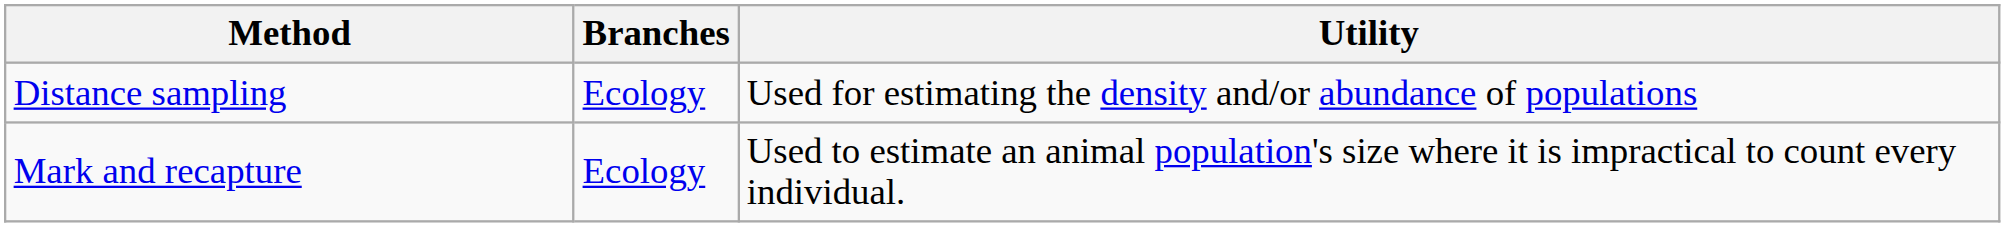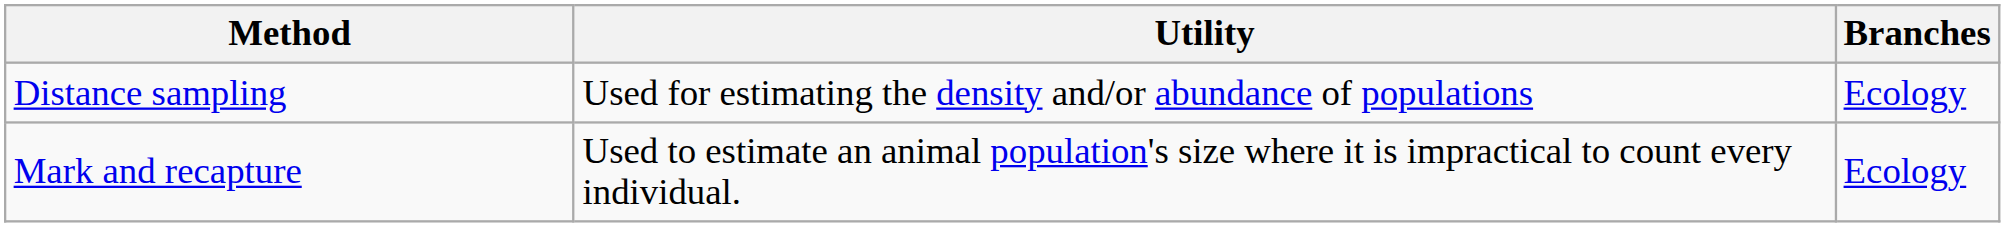columns swapped: (1369, 33) <-> (656, 33)
